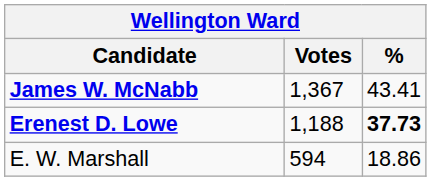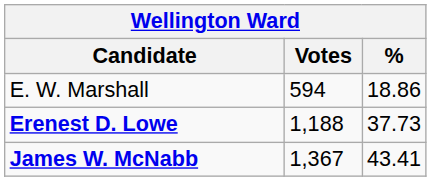rows swapped: (104, 90) <-> (79, 158)
(394, 124) bold -> (394, 124) normal
